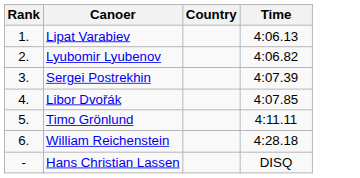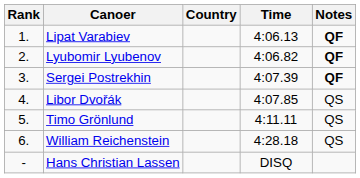+ column: (334, 15)
